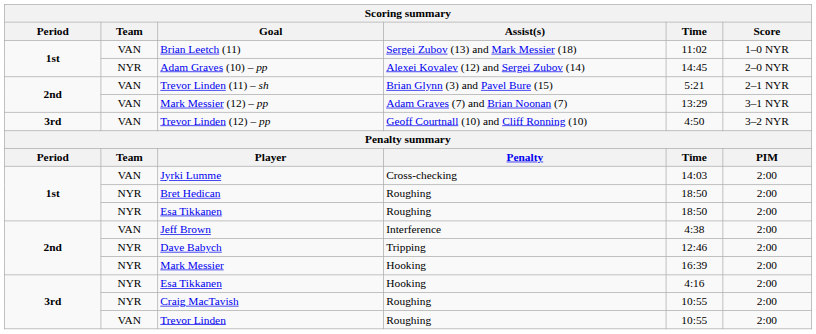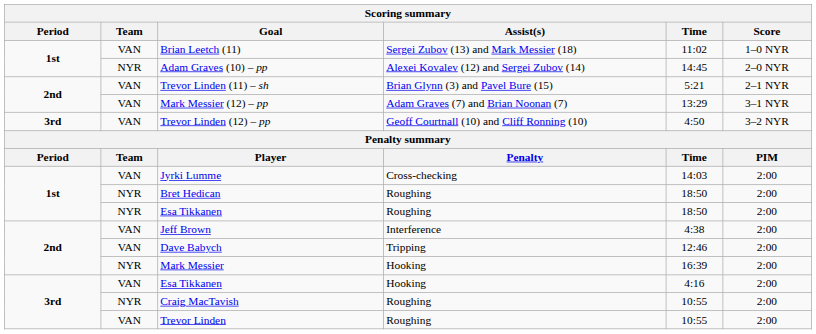(129, 247) NYR -> (129, 247) VAN
(129, 283) NYR -> (129, 283) VAN
